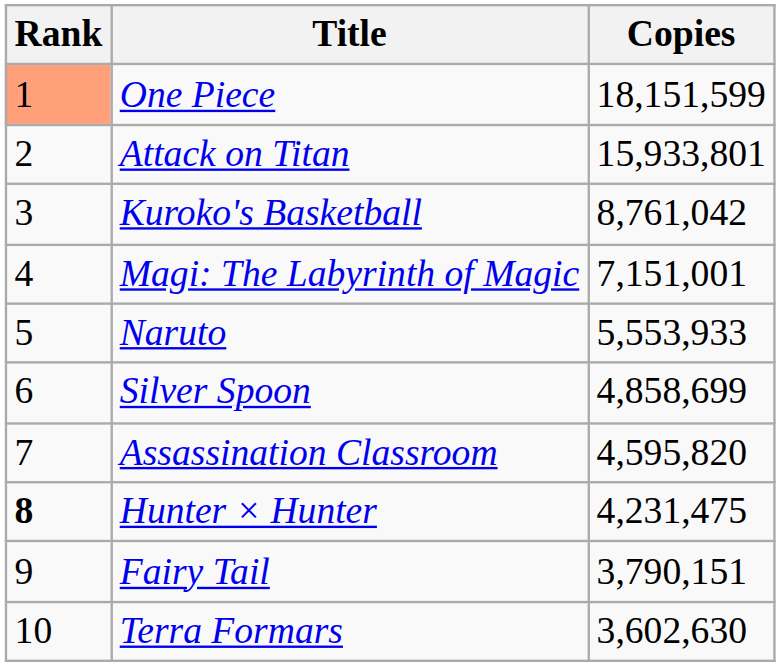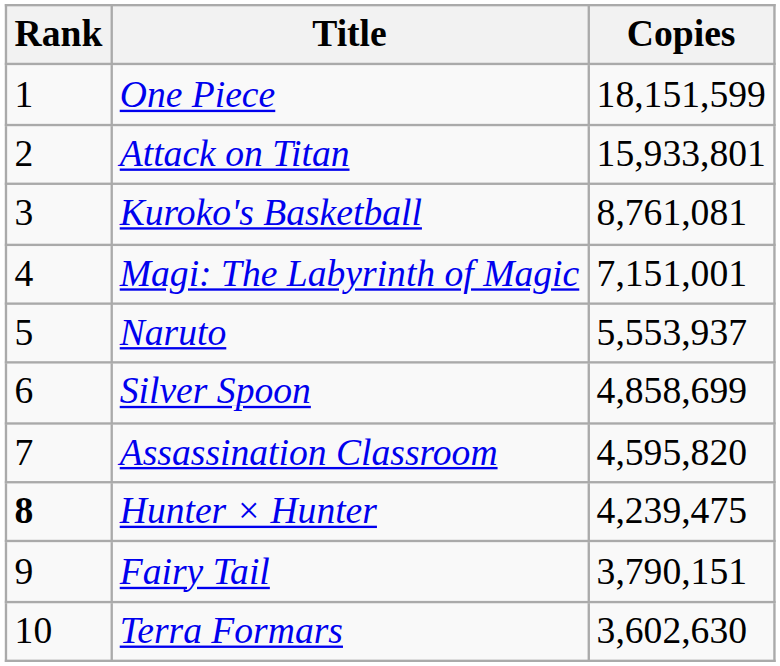(24, 93) lightsalmon background -> (24, 93) no background
(672, 213) 8,761,042 -> (672, 213) 8,761,081
(672, 332) 5,553,933 -> (672, 332) 5,553,937
(672, 511) 4,231,475 -> (672, 511) 4,239,475
